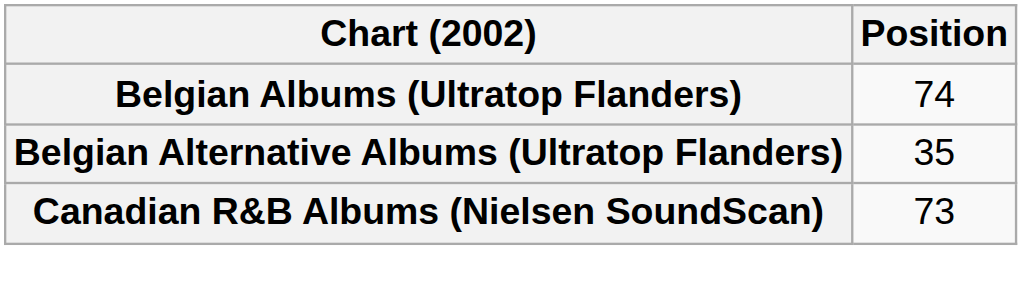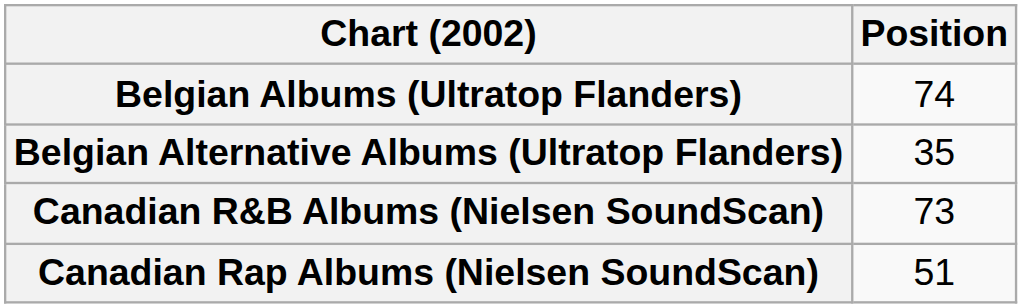+ row: (428, 271)
